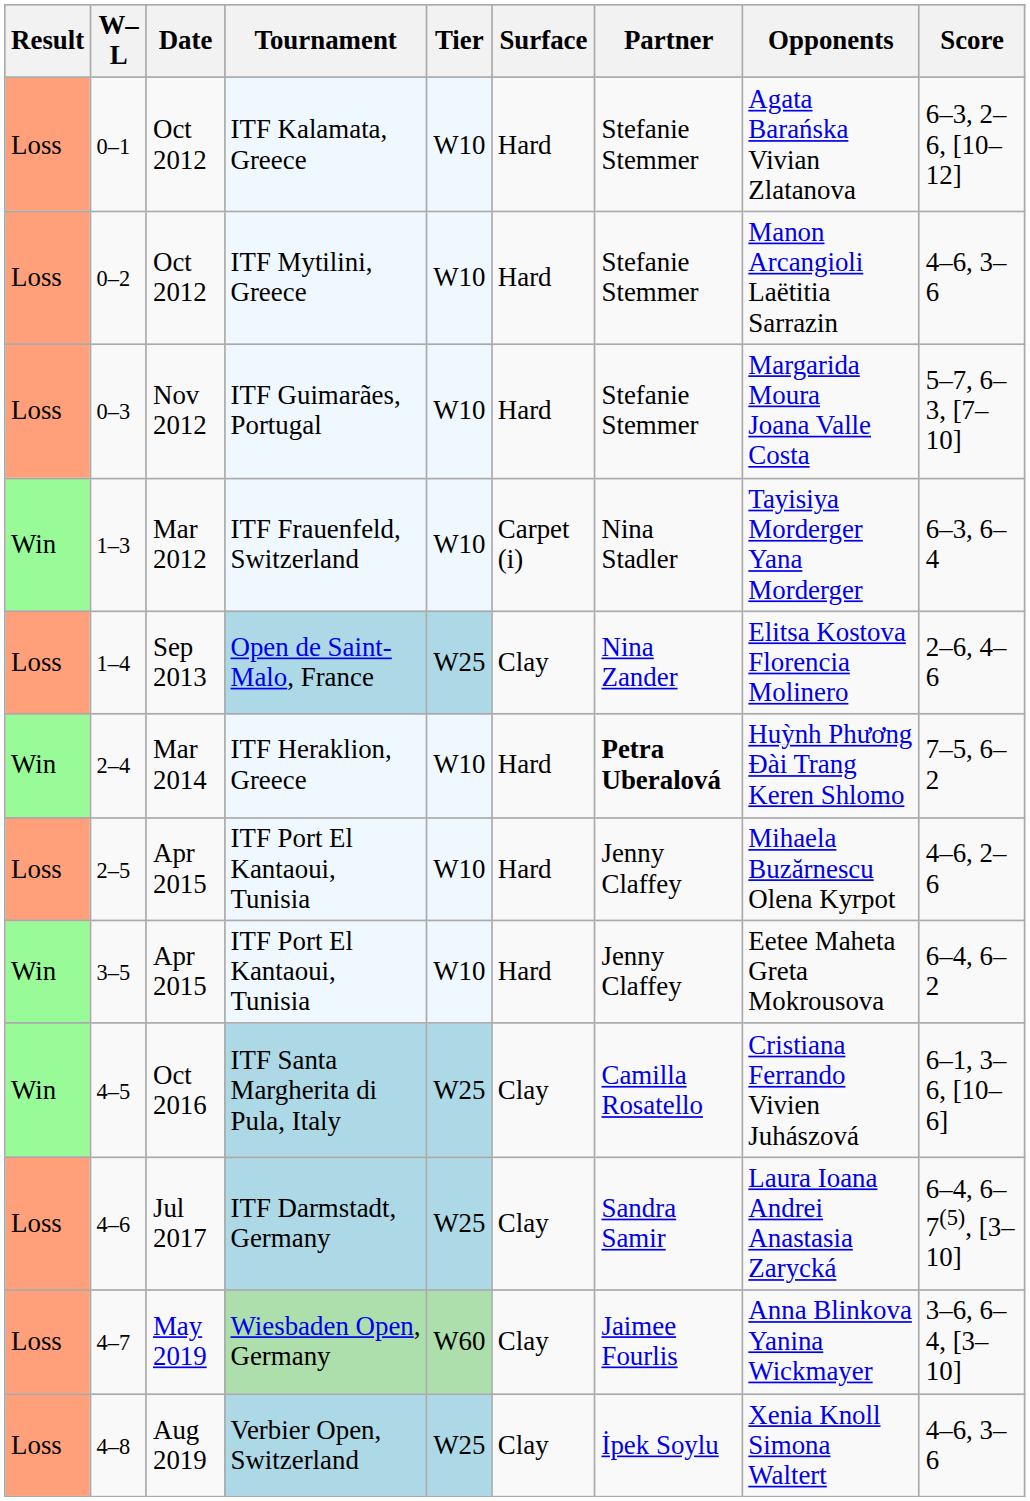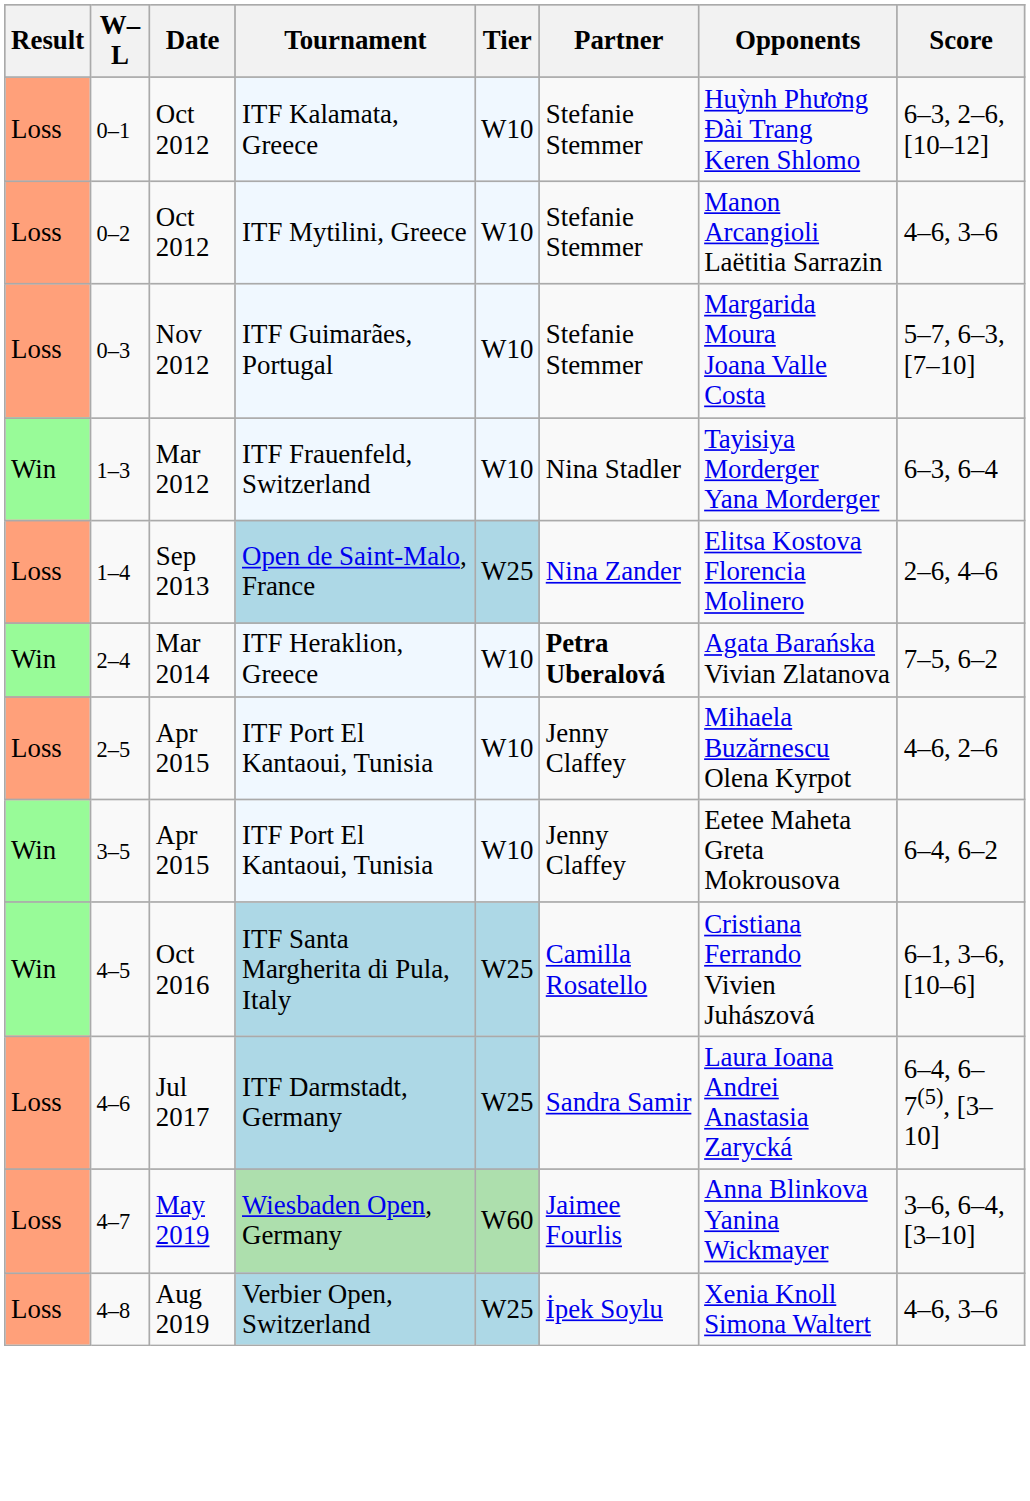- column: (543, 40)
(802, 144) Agata Barańska Vivian Zlatanova -> (786, 128) Huỳnh Phương Đài Trang Keren Shlomo
(830, 765) Huỳnh Phương Đài Trang Keren Shlomo -> (797, 659) Agata Barańska Vivian Zlatanova
